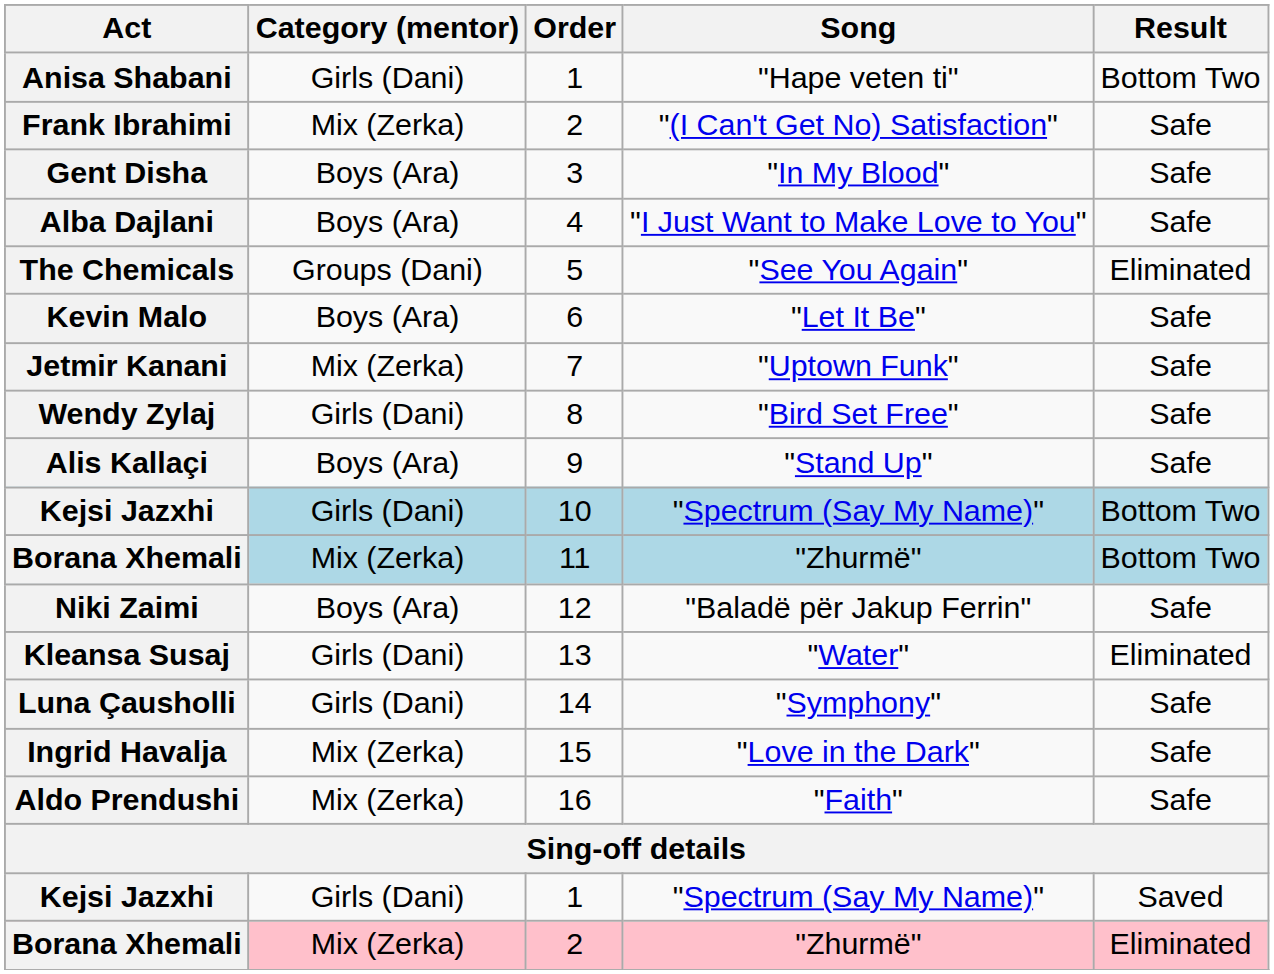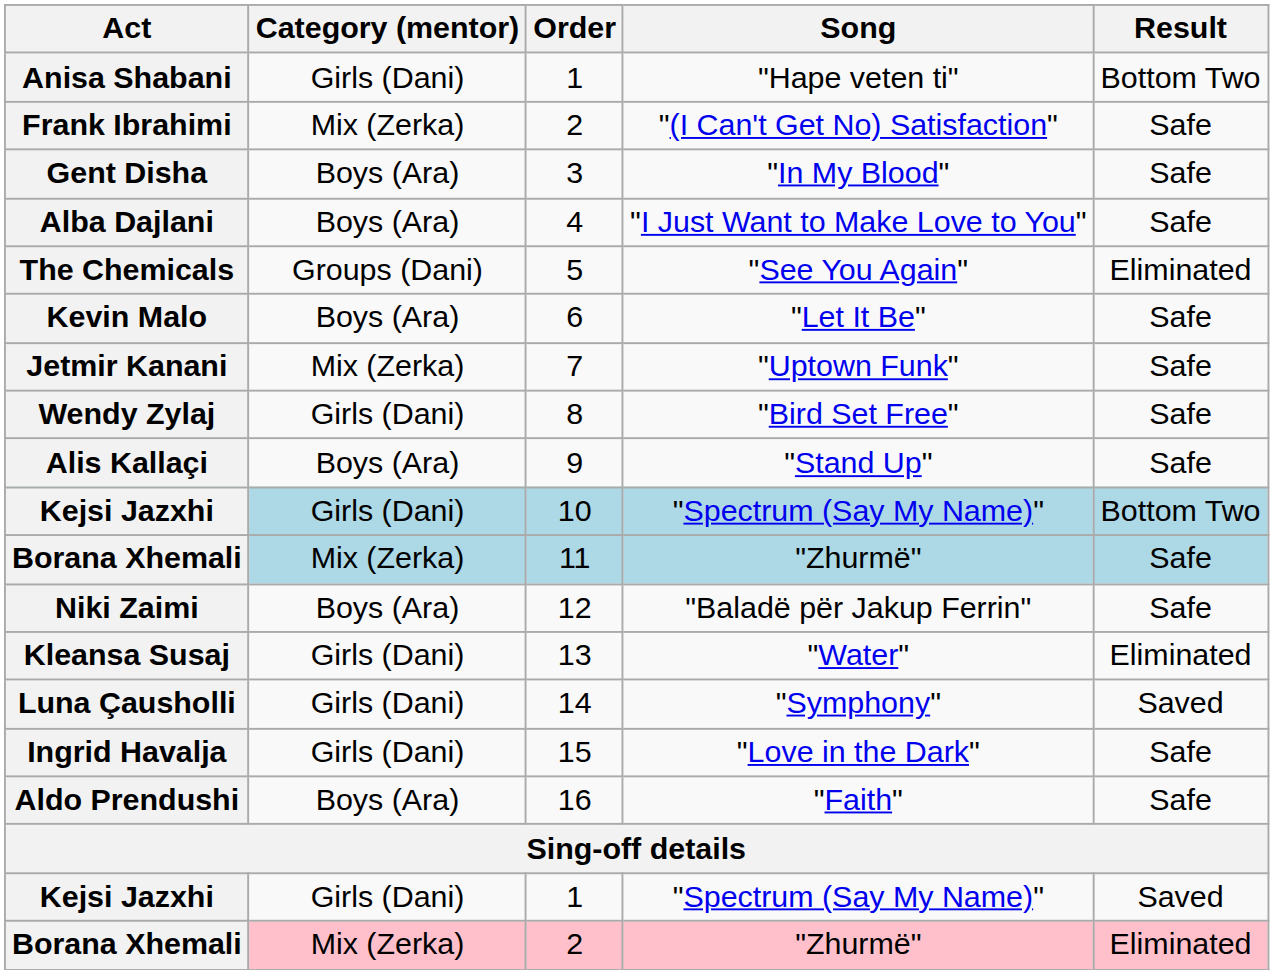(1181, 558) Bottom Two -> (1181, 558) Safe
(1181, 703) Safe -> (1181, 703) Saved
(387, 751) Mix (Zerka) -> (387, 751) Girls (Dani)
(387, 800) Mix (Zerka) -> (387, 800) Boys (Ara)
